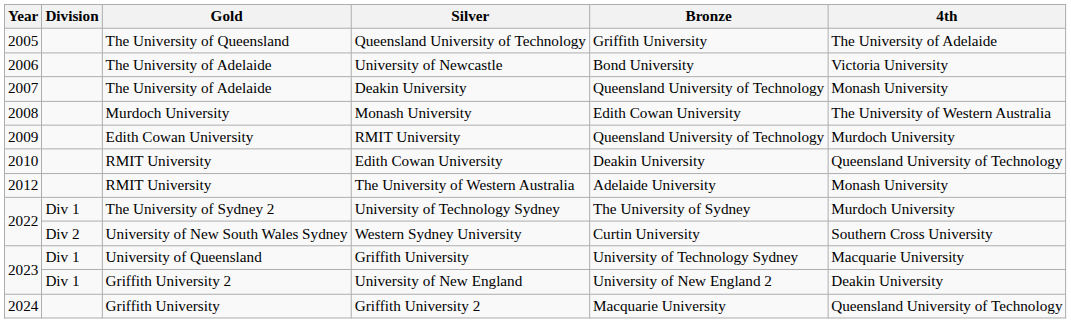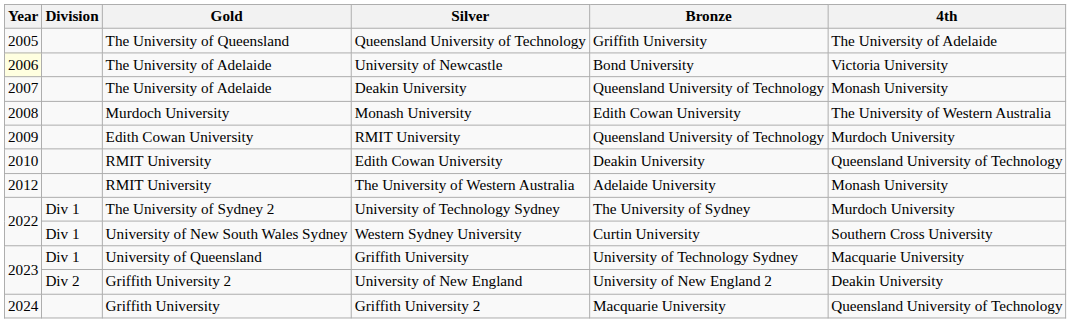(23, 64) no background -> (23, 64) lightyellow background
(62, 233) Div 2 -> (62, 233) Div 1
(62, 281) Div 1 -> (62, 281) Div 2
